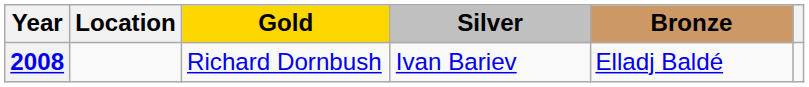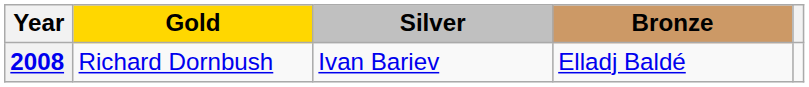- column: (126, 23)
